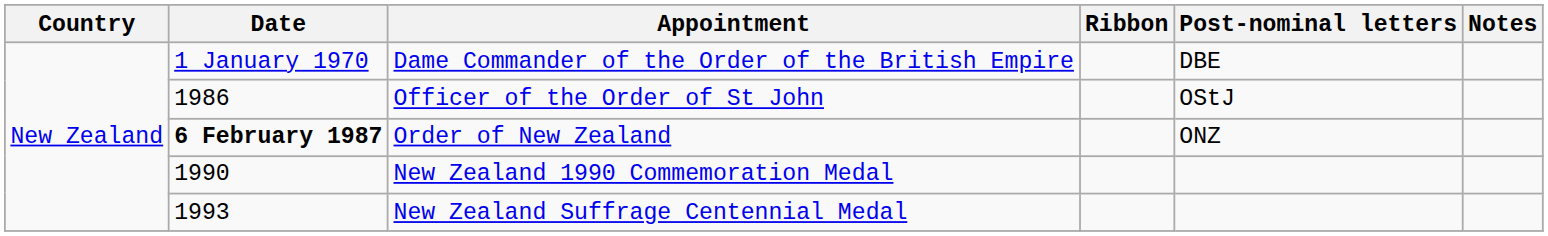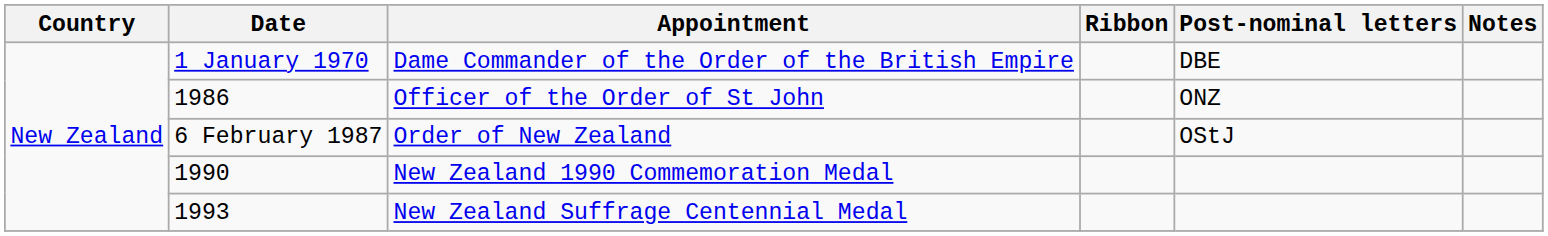(1207, 99) OStJ -> (1200, 99) ONZ
(278, 137) bold -> (278, 137) normal
(1200, 137) ONZ -> (1207, 137) OStJ
